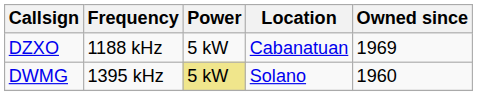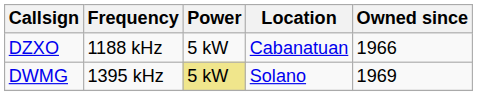(377, 47) 1969 -> (377, 47) 1966
(377, 76) 1960 -> (377, 76) 1969
